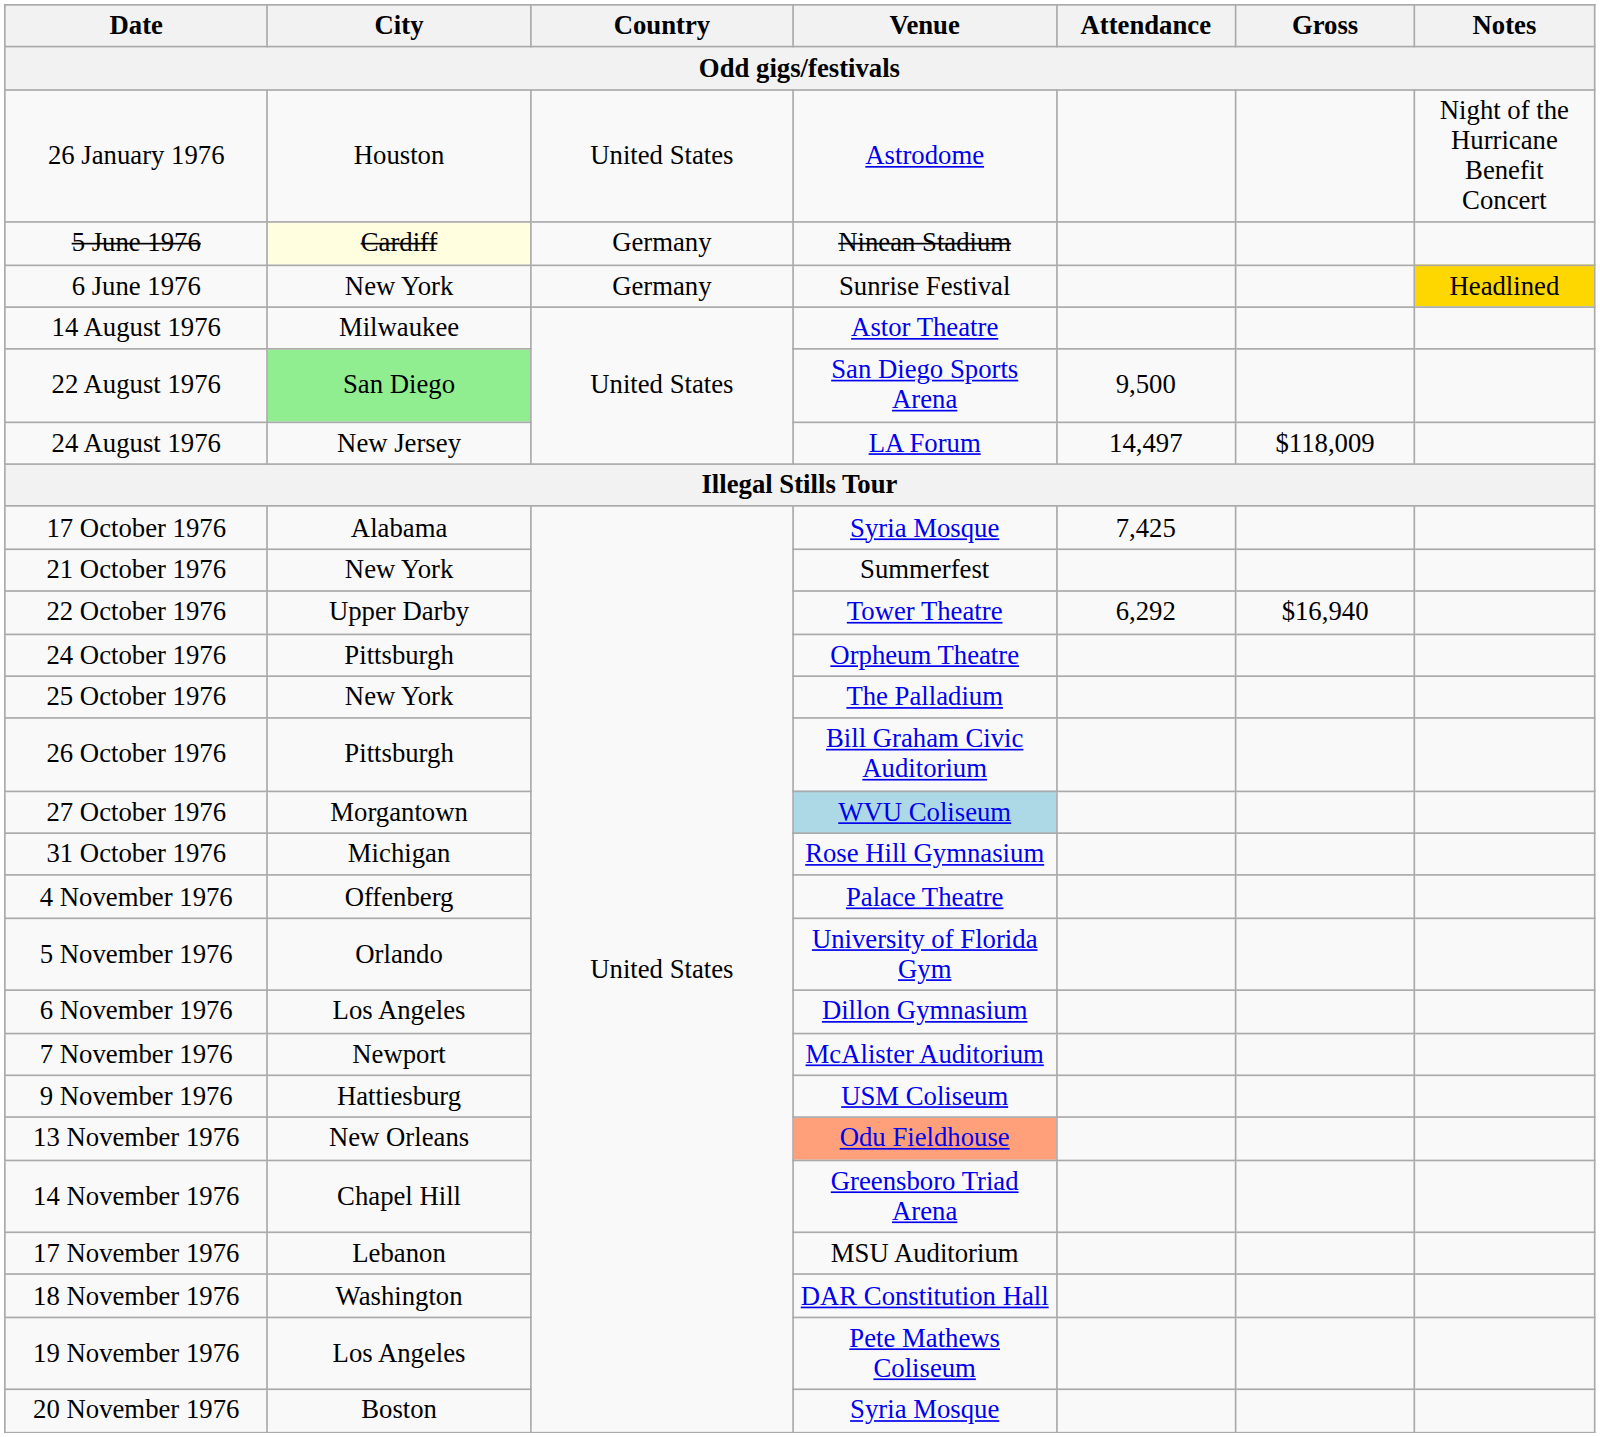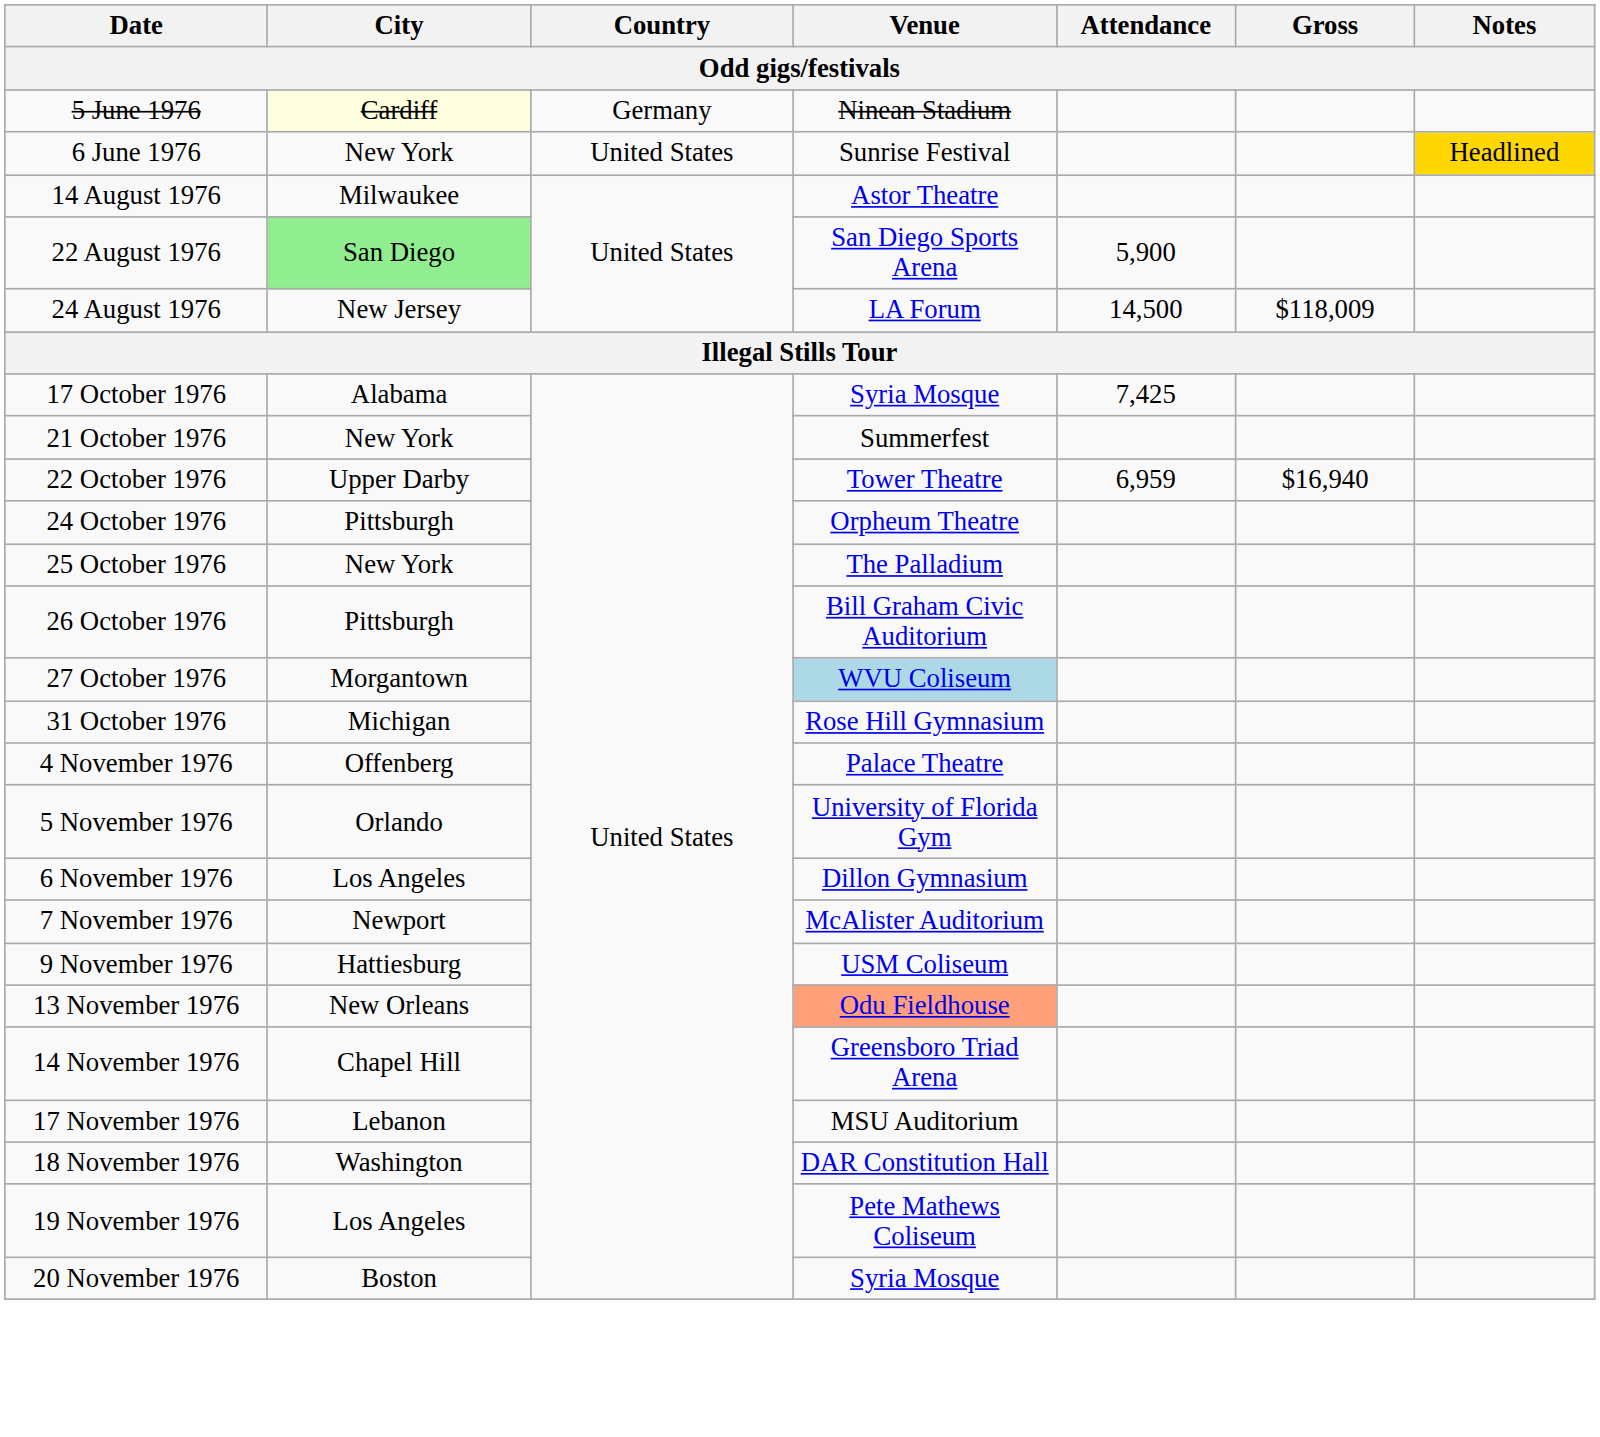- row: (136, 155)
(662, 285) Germany -> (662, 152) United States
(1146, 385) 9,500 -> (1146, 252) 5,900
(1146, 442) 14,497 -> (1146, 310) 14,500
(1146, 612) 6,292 -> (1146, 479) 6,959
